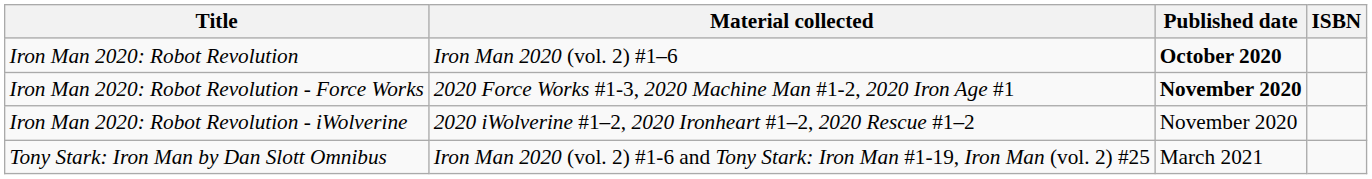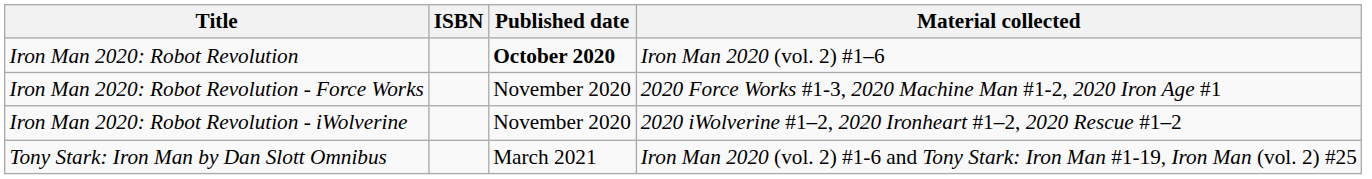columns swapped: (792, 21) <-> (1336, 21)
(1231, 88) bold -> (562, 88) normal
